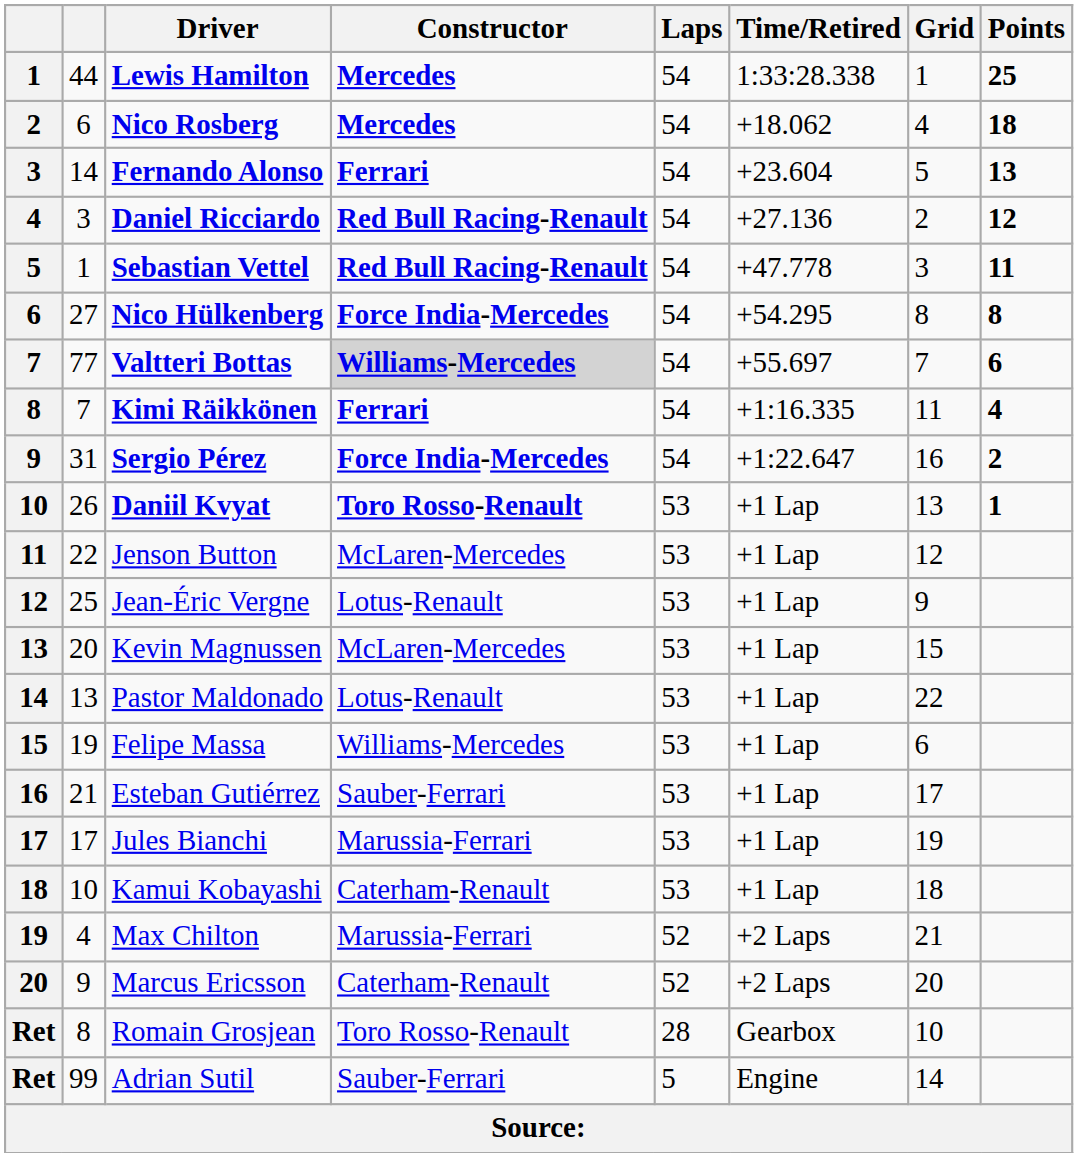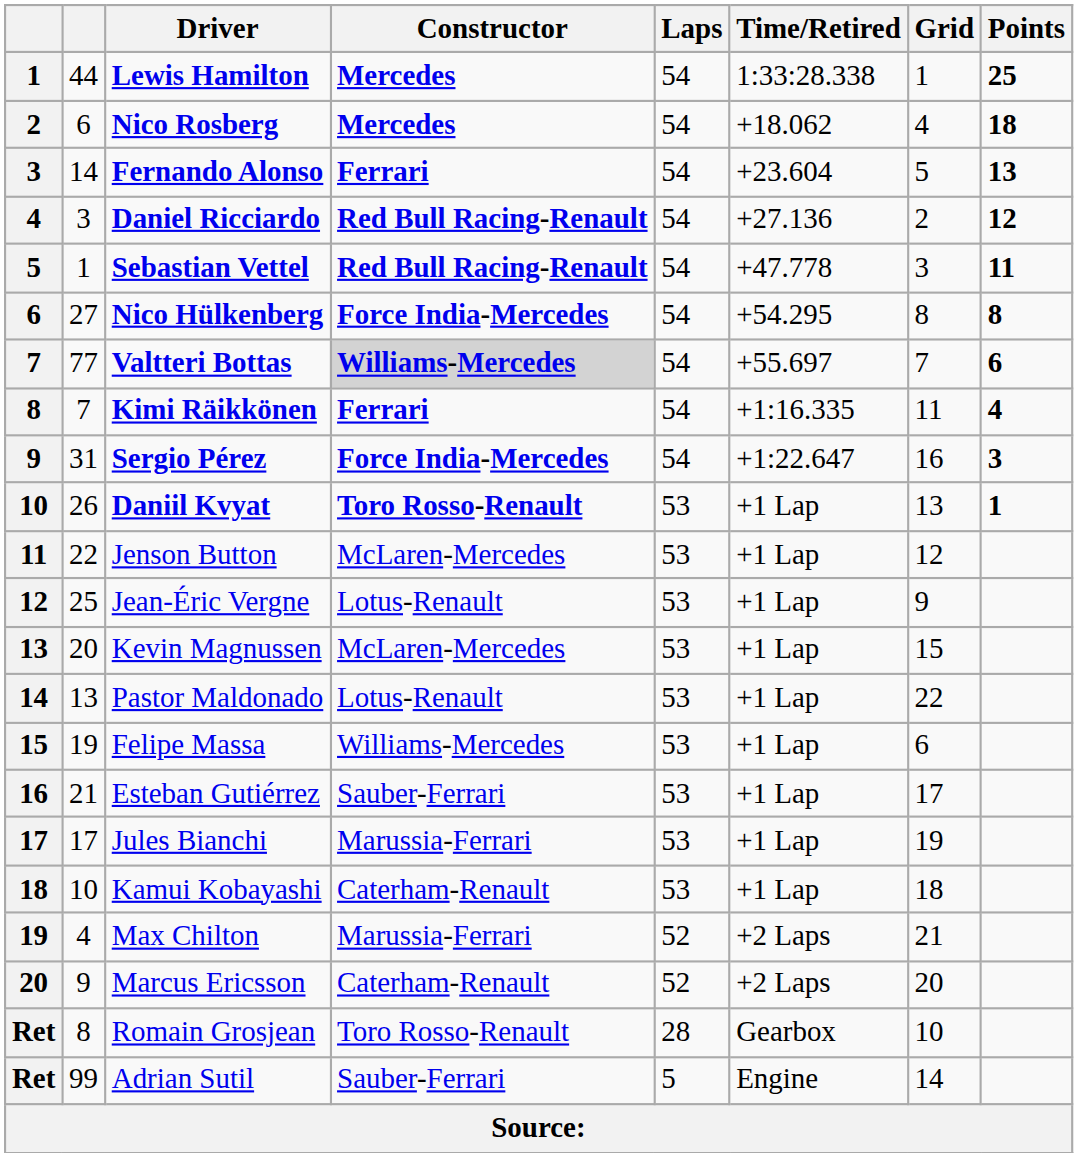(995, 458) 2 -> (995, 458) 3
